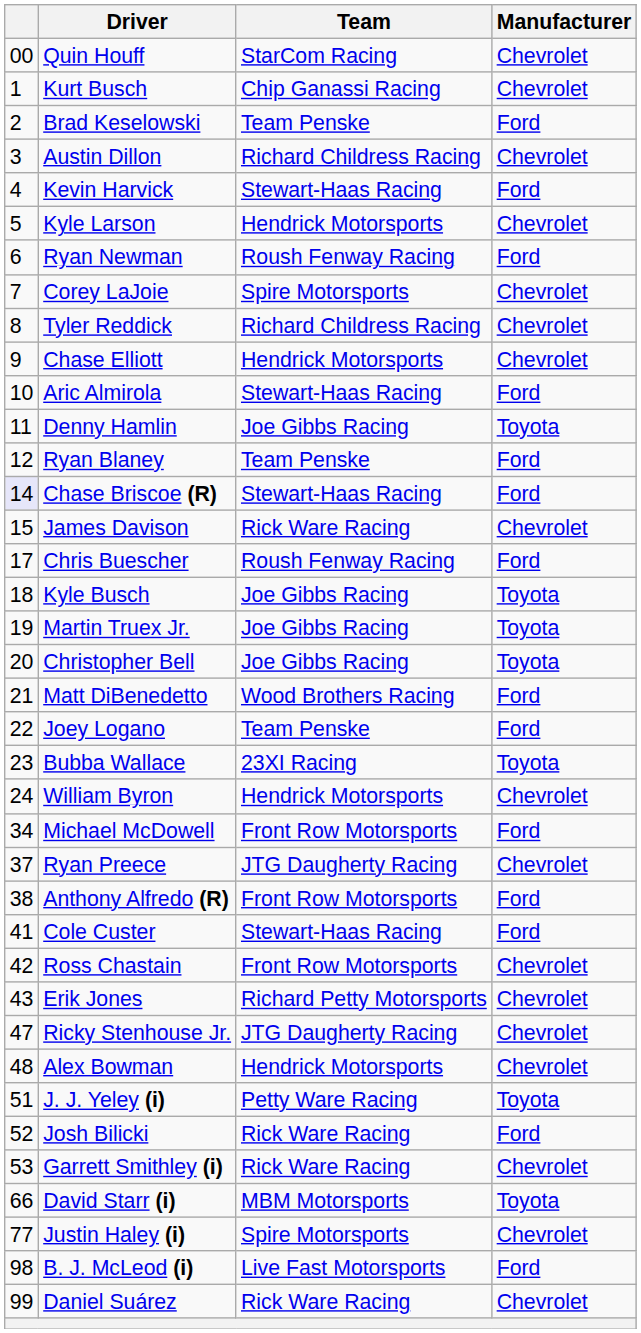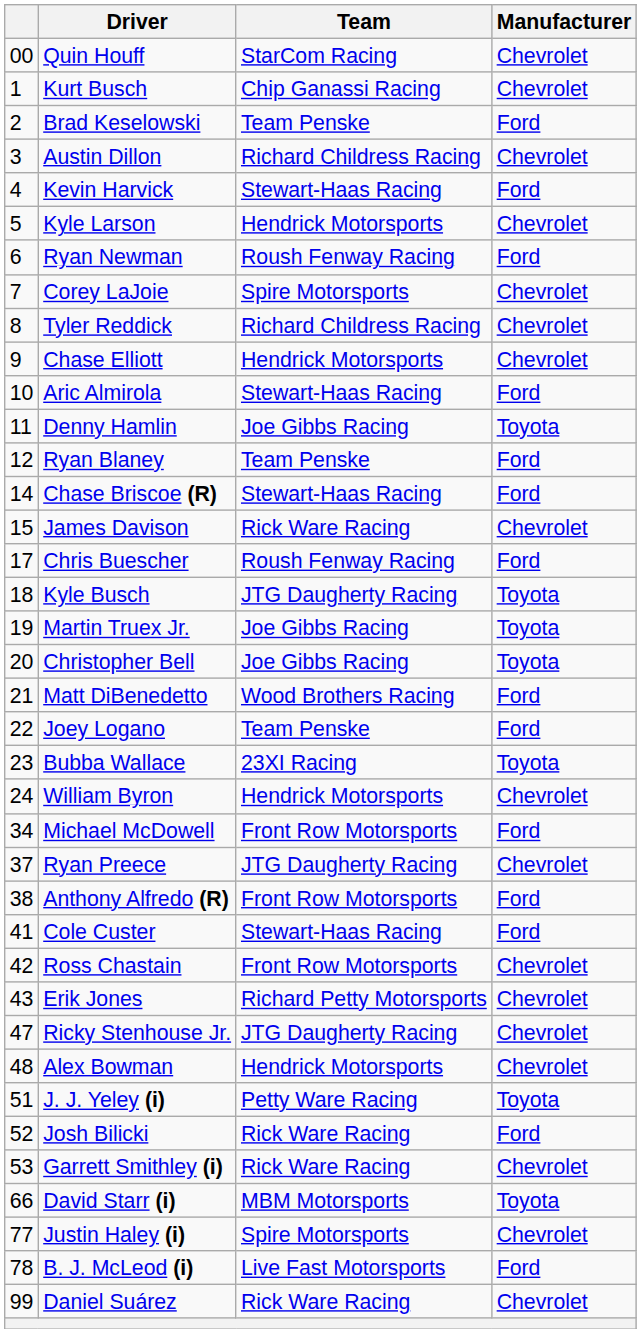(21, 493) lavender background -> (21, 493) no background
(325, 594) Joe Gibbs Racing -> (349, 594) JTG Daugherty Racing
(21, 1268) 98 -> (21, 1268) 78
